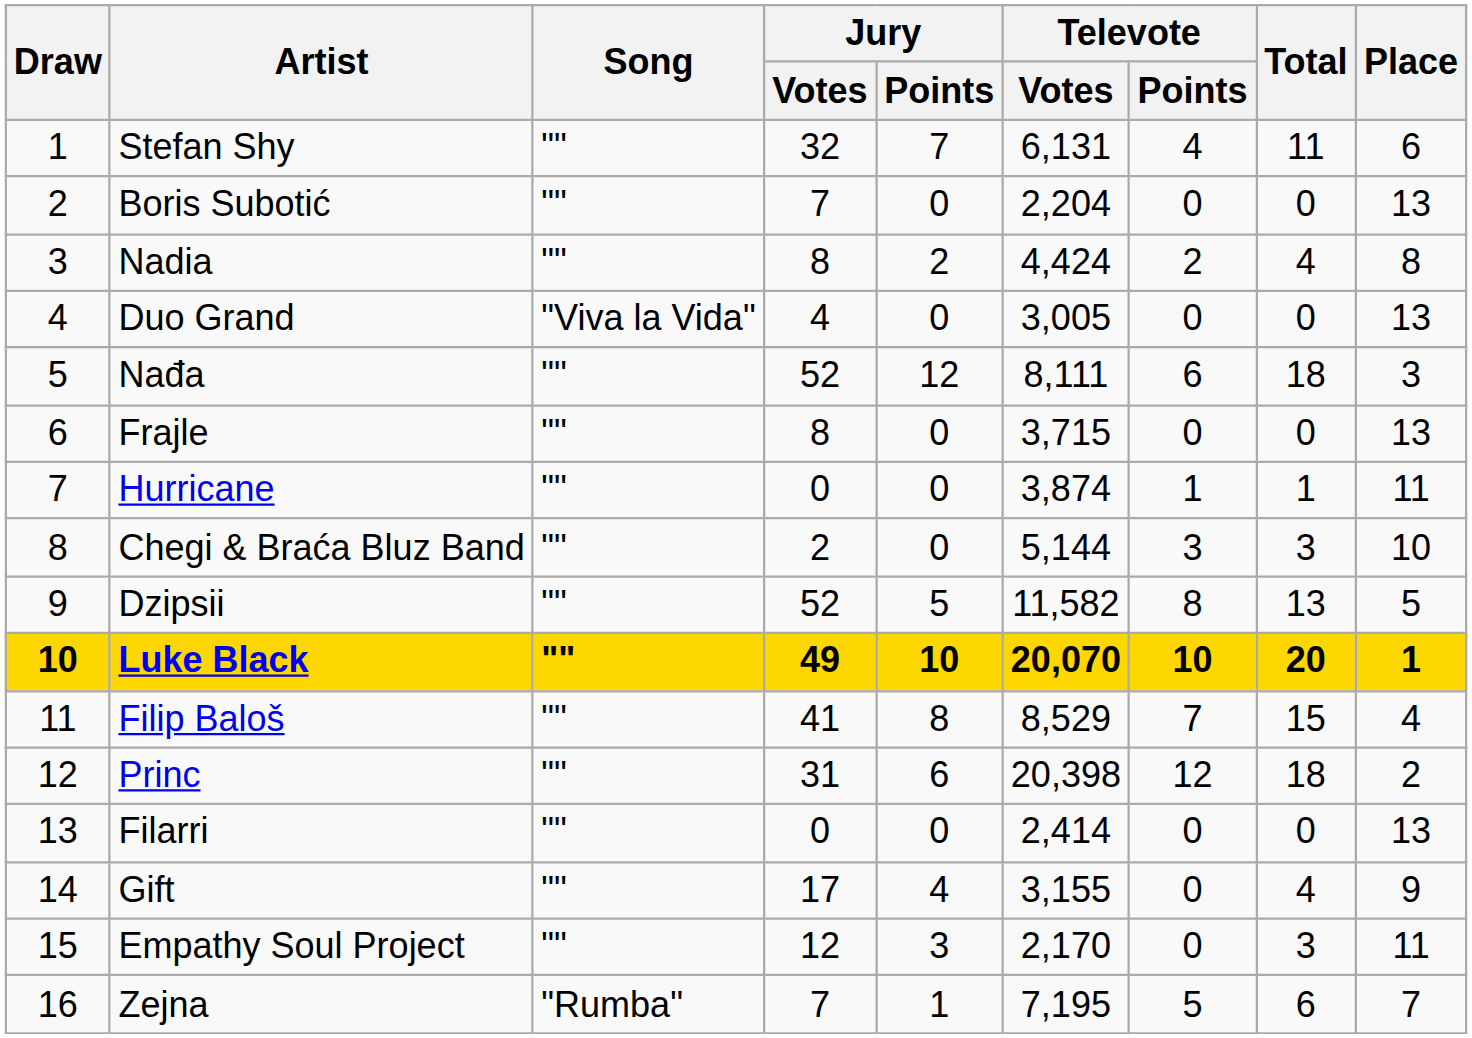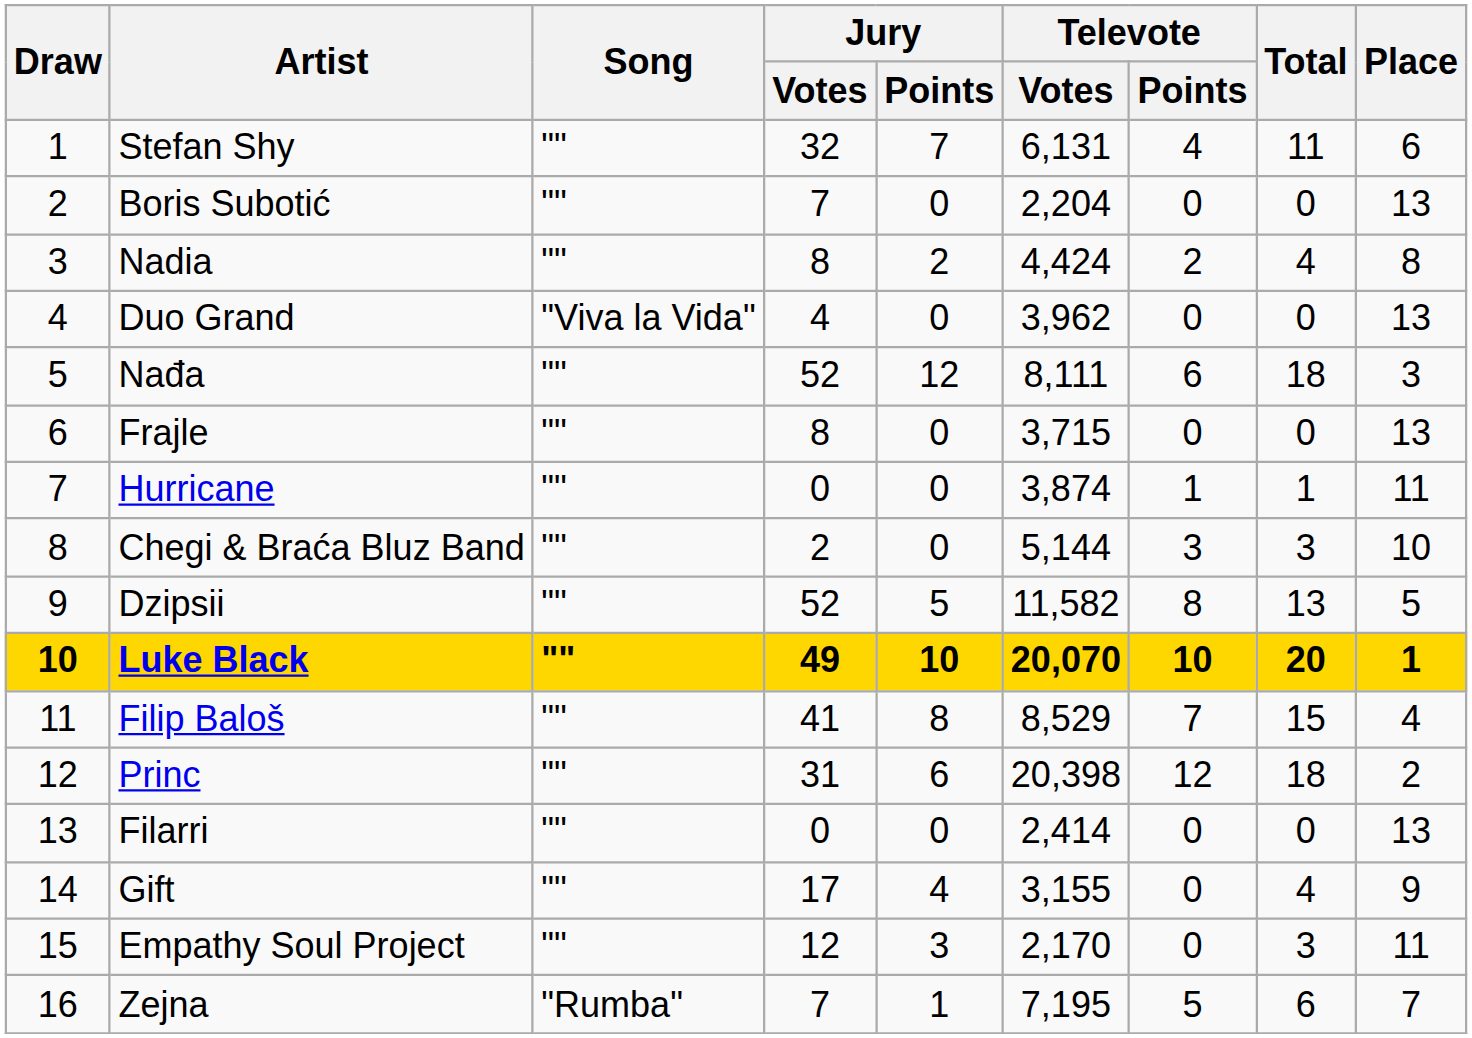(1066, 318) 3,005 -> (1066, 318) 3,962
